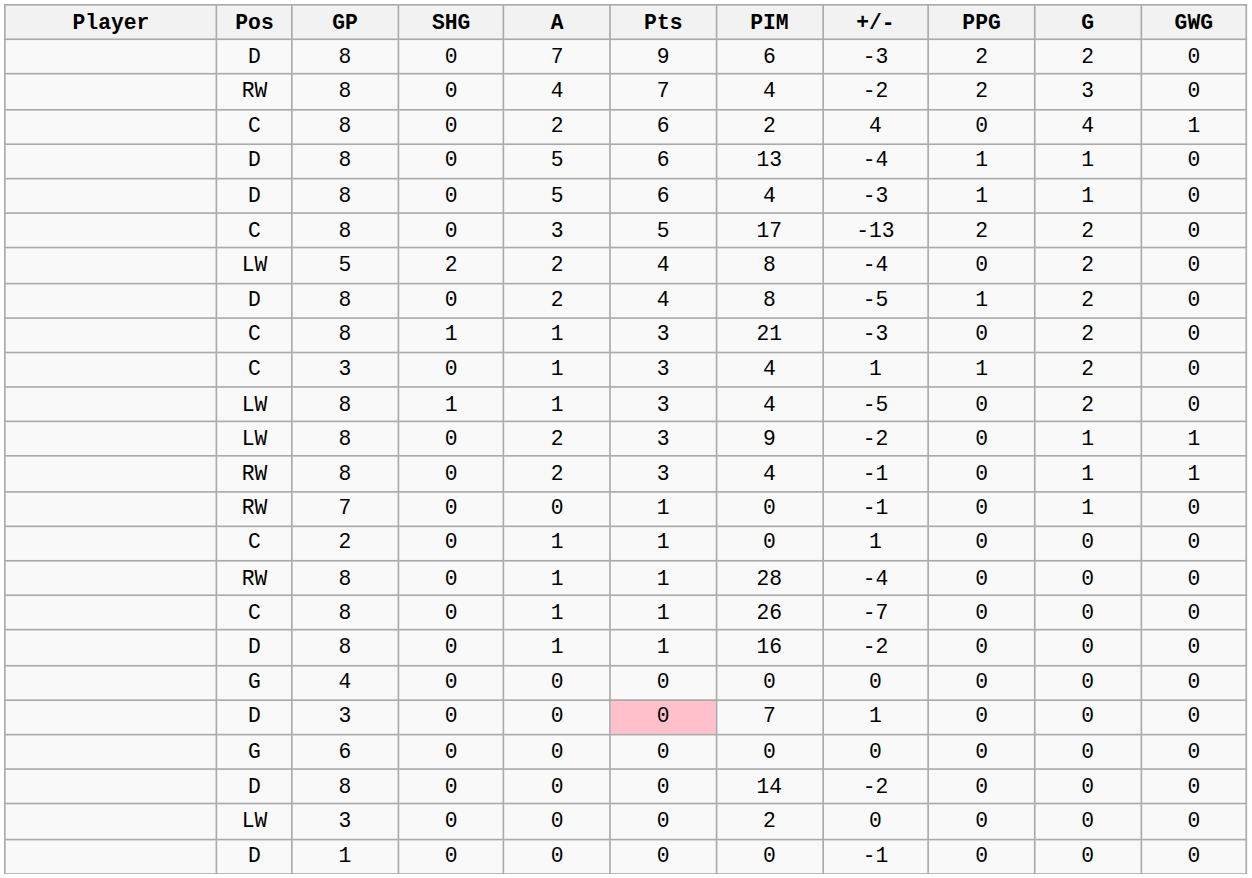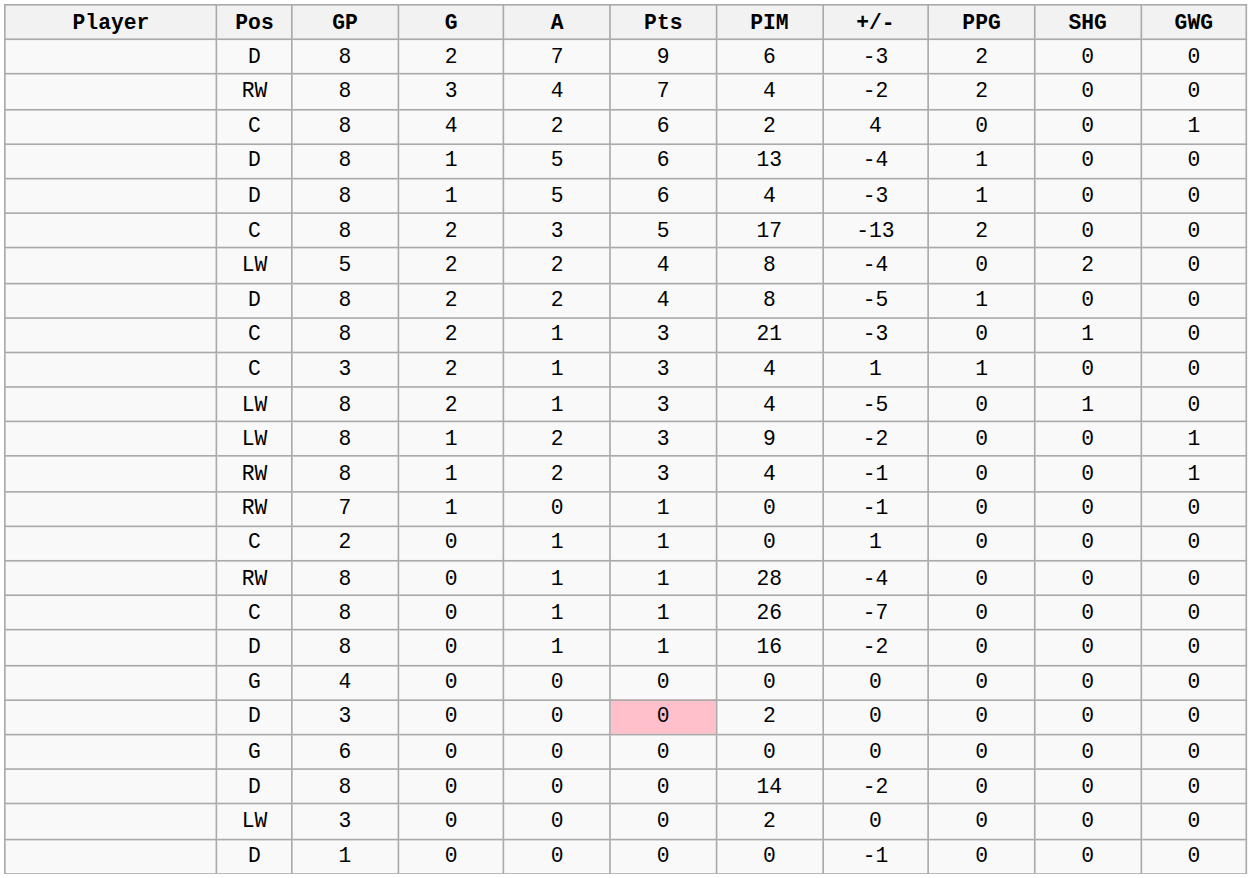columns swapped: (1088, 22) <-> (451, 22)
(769, 717) 7 -> (769, 717) 2
(875, 717) 1 -> (875, 717) 0
